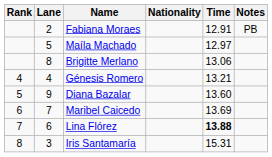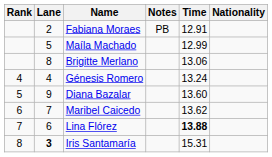columns swapped: (174, 13) <-> (251, 13)
(219, 45) 12.97 -> (194, 45) 12.99
(219, 78) 13.21 -> (194, 78) 13.24
(219, 111) 13.69 -> (194, 111) 13.62
(49, 144) normal -> (49, 144) bold
